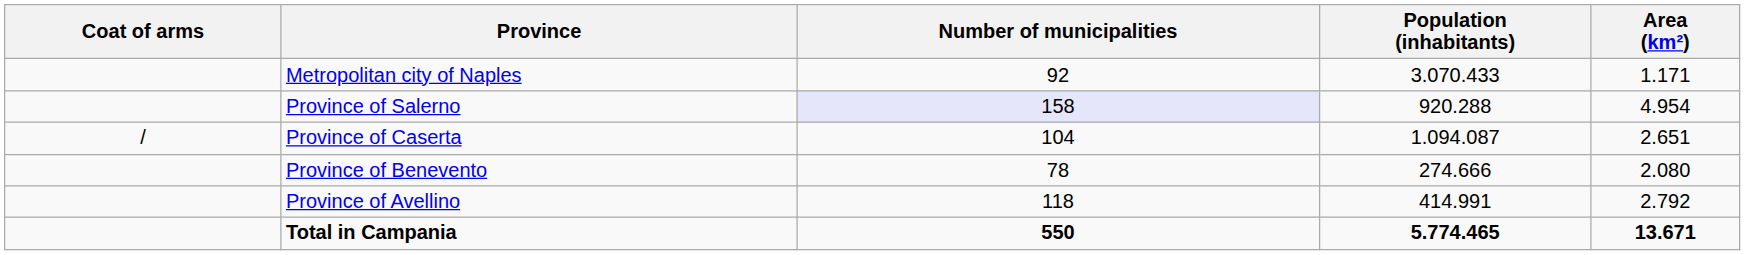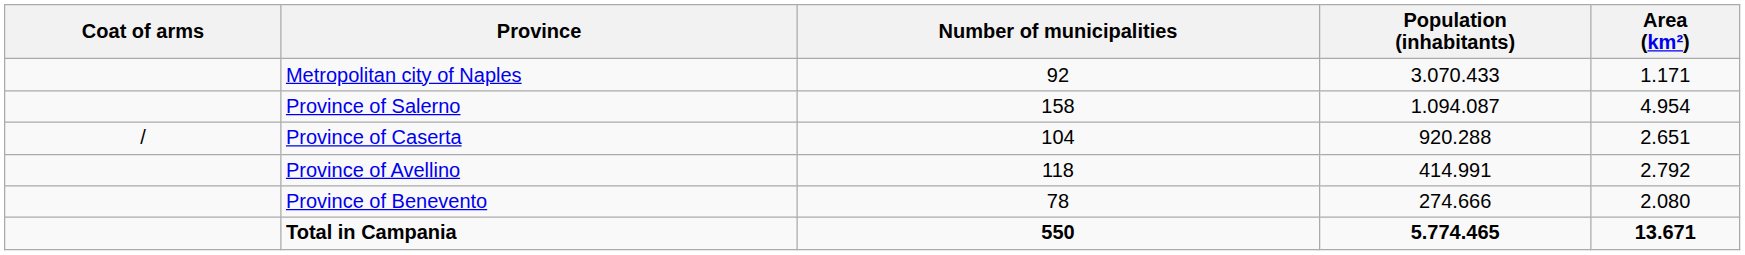(1058, 106) lavender background -> (1058, 106) no background
(1455, 106) 920.288 -> (1455, 106) 1.094.087
(1455, 138) 1.094.087 -> (1455, 138) 920.288
rows swapped: (373, 201) <-> (387, 169)
